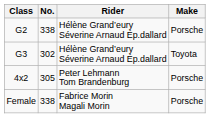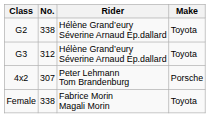(187, 30) Porsche -> (184, 30) Toyota
(47, 53) 302 -> (47, 53) 312
(47, 77) 305 -> (47, 77) 307
(187, 101) Porsche -> (184, 101) Toyota
